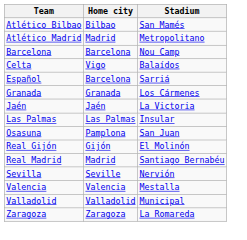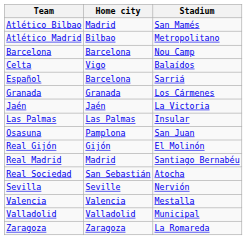(100, 25) Bilbao -> (100, 25) Madrid
(100, 38) Madrid -> (100, 38) Bilbao
+ row: (39, 174)
